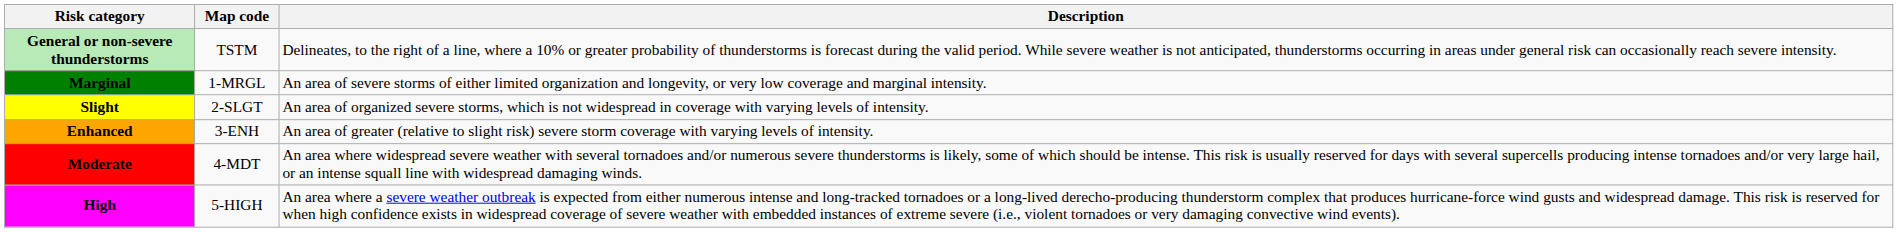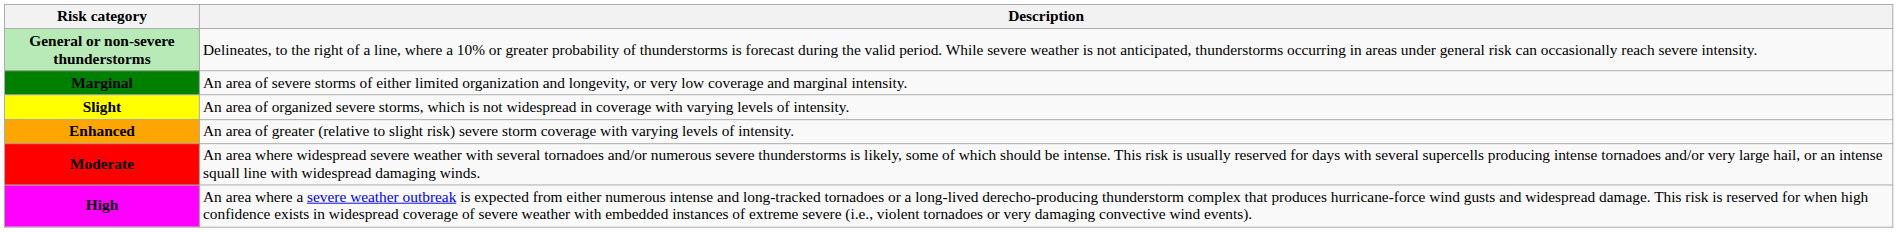- column: (237, 16)
